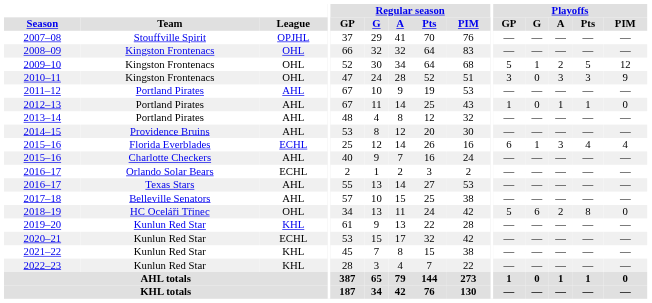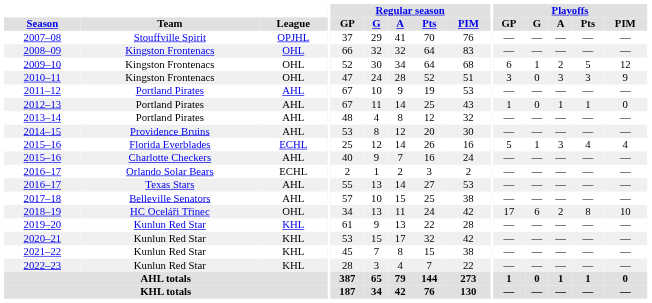(509, 64) 5 -> (509, 64) 6
(509, 144) 6 -> (509, 144) 5
(509, 211) 5 -> (509, 211) 17
(625, 211) 0 -> (625, 211) 10
(293, 238) ECHL -> (293, 238) KHL
